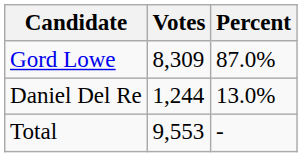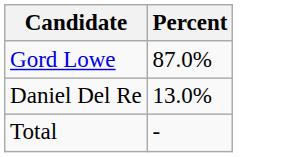- column: (179, 22)
